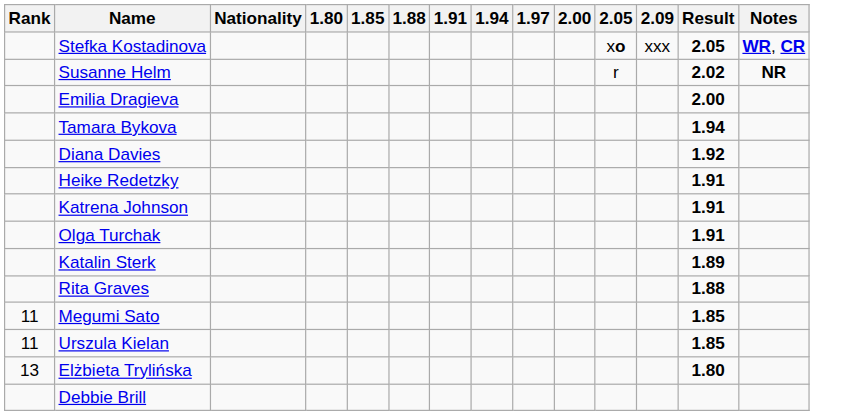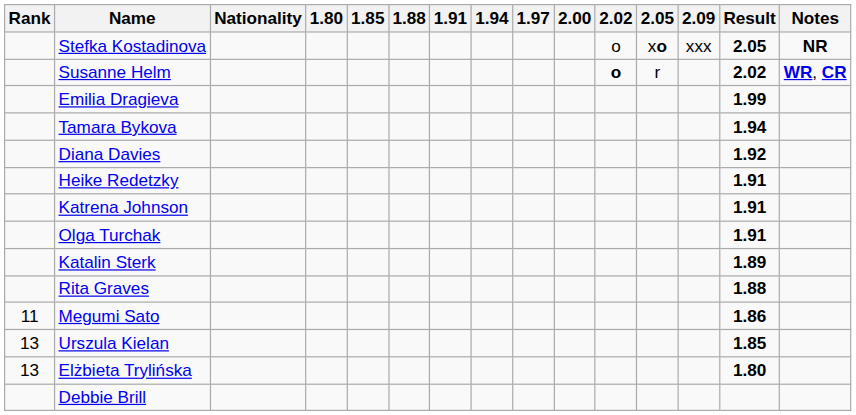+ column: (616, 19)
(774, 46) WR, CR -> (815, 46) NR
(774, 73) NR -> (815, 73) WR, CR
(708, 100) 2.00 -> (750, 100) 1.99
(708, 316) 1.85 -> (750, 316) 1.86
(30, 343) 11 -> (30, 343) 13
